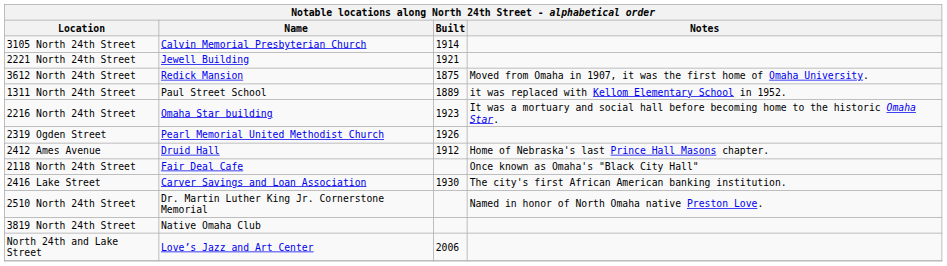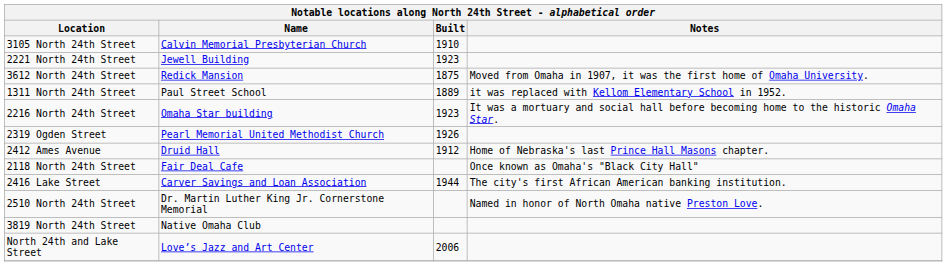(447, 44) 1914 -> (447, 44) 1910
(447, 60) 1921 -> (447, 60) 1923
(447, 182) 1930 -> (447, 182) 1944
